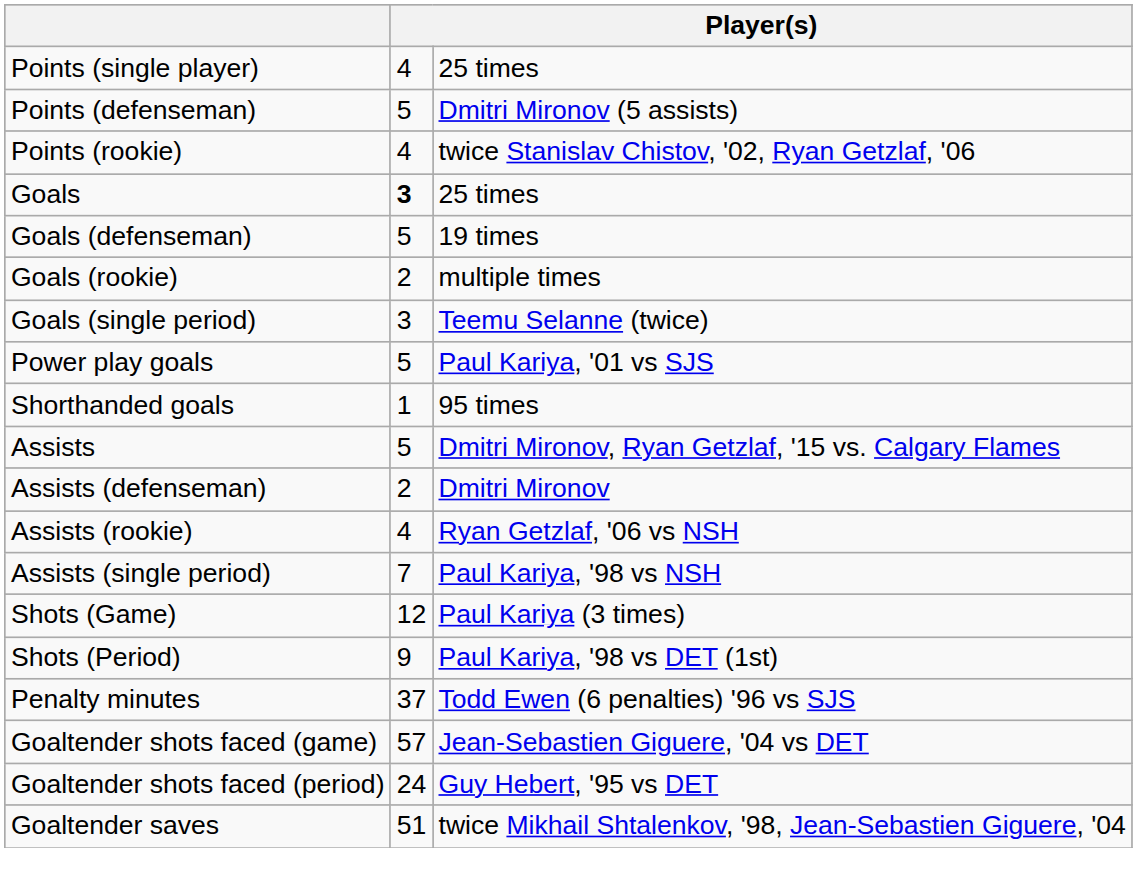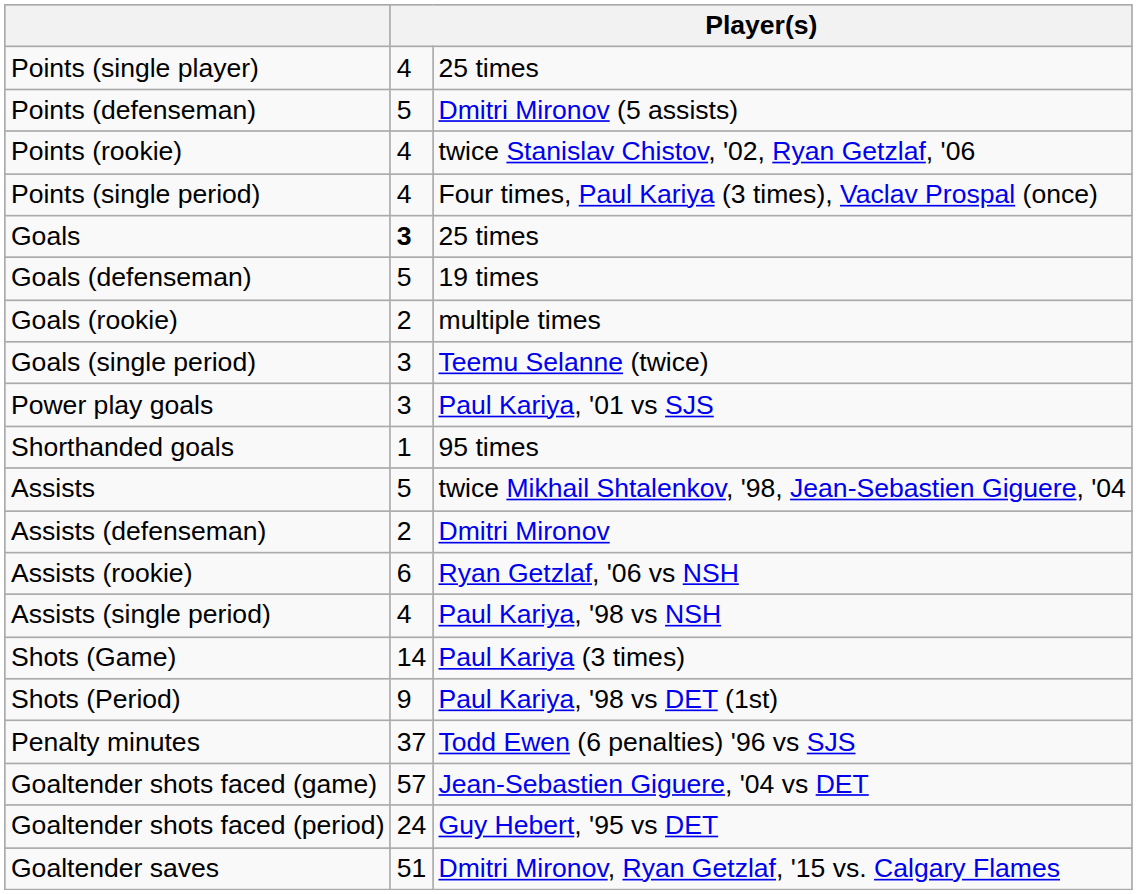+ row: (136, 194)
(404, 362) 5 -> (404, 404) 3
(749, 446) Dmitri Mironov, Ryan Getzlaf, '15 vs. Calgary Flames -> (782, 488) twice Mikhail Shtalenkov, '98, Jean-Sebastien Giguere, '04
(404, 531) 4 -> (404, 573) 6
(404, 573) 7 -> (404, 615) 4
(411, 615) 12 -> (411, 657) 14
(782, 825) twice Mikhail Shtalenkov, '98, Jean-Sebastien Giguere, '04 -> (749, 868) Dmitri Mironov, Ryan Getzlaf, '15 vs. Calgary Flames
